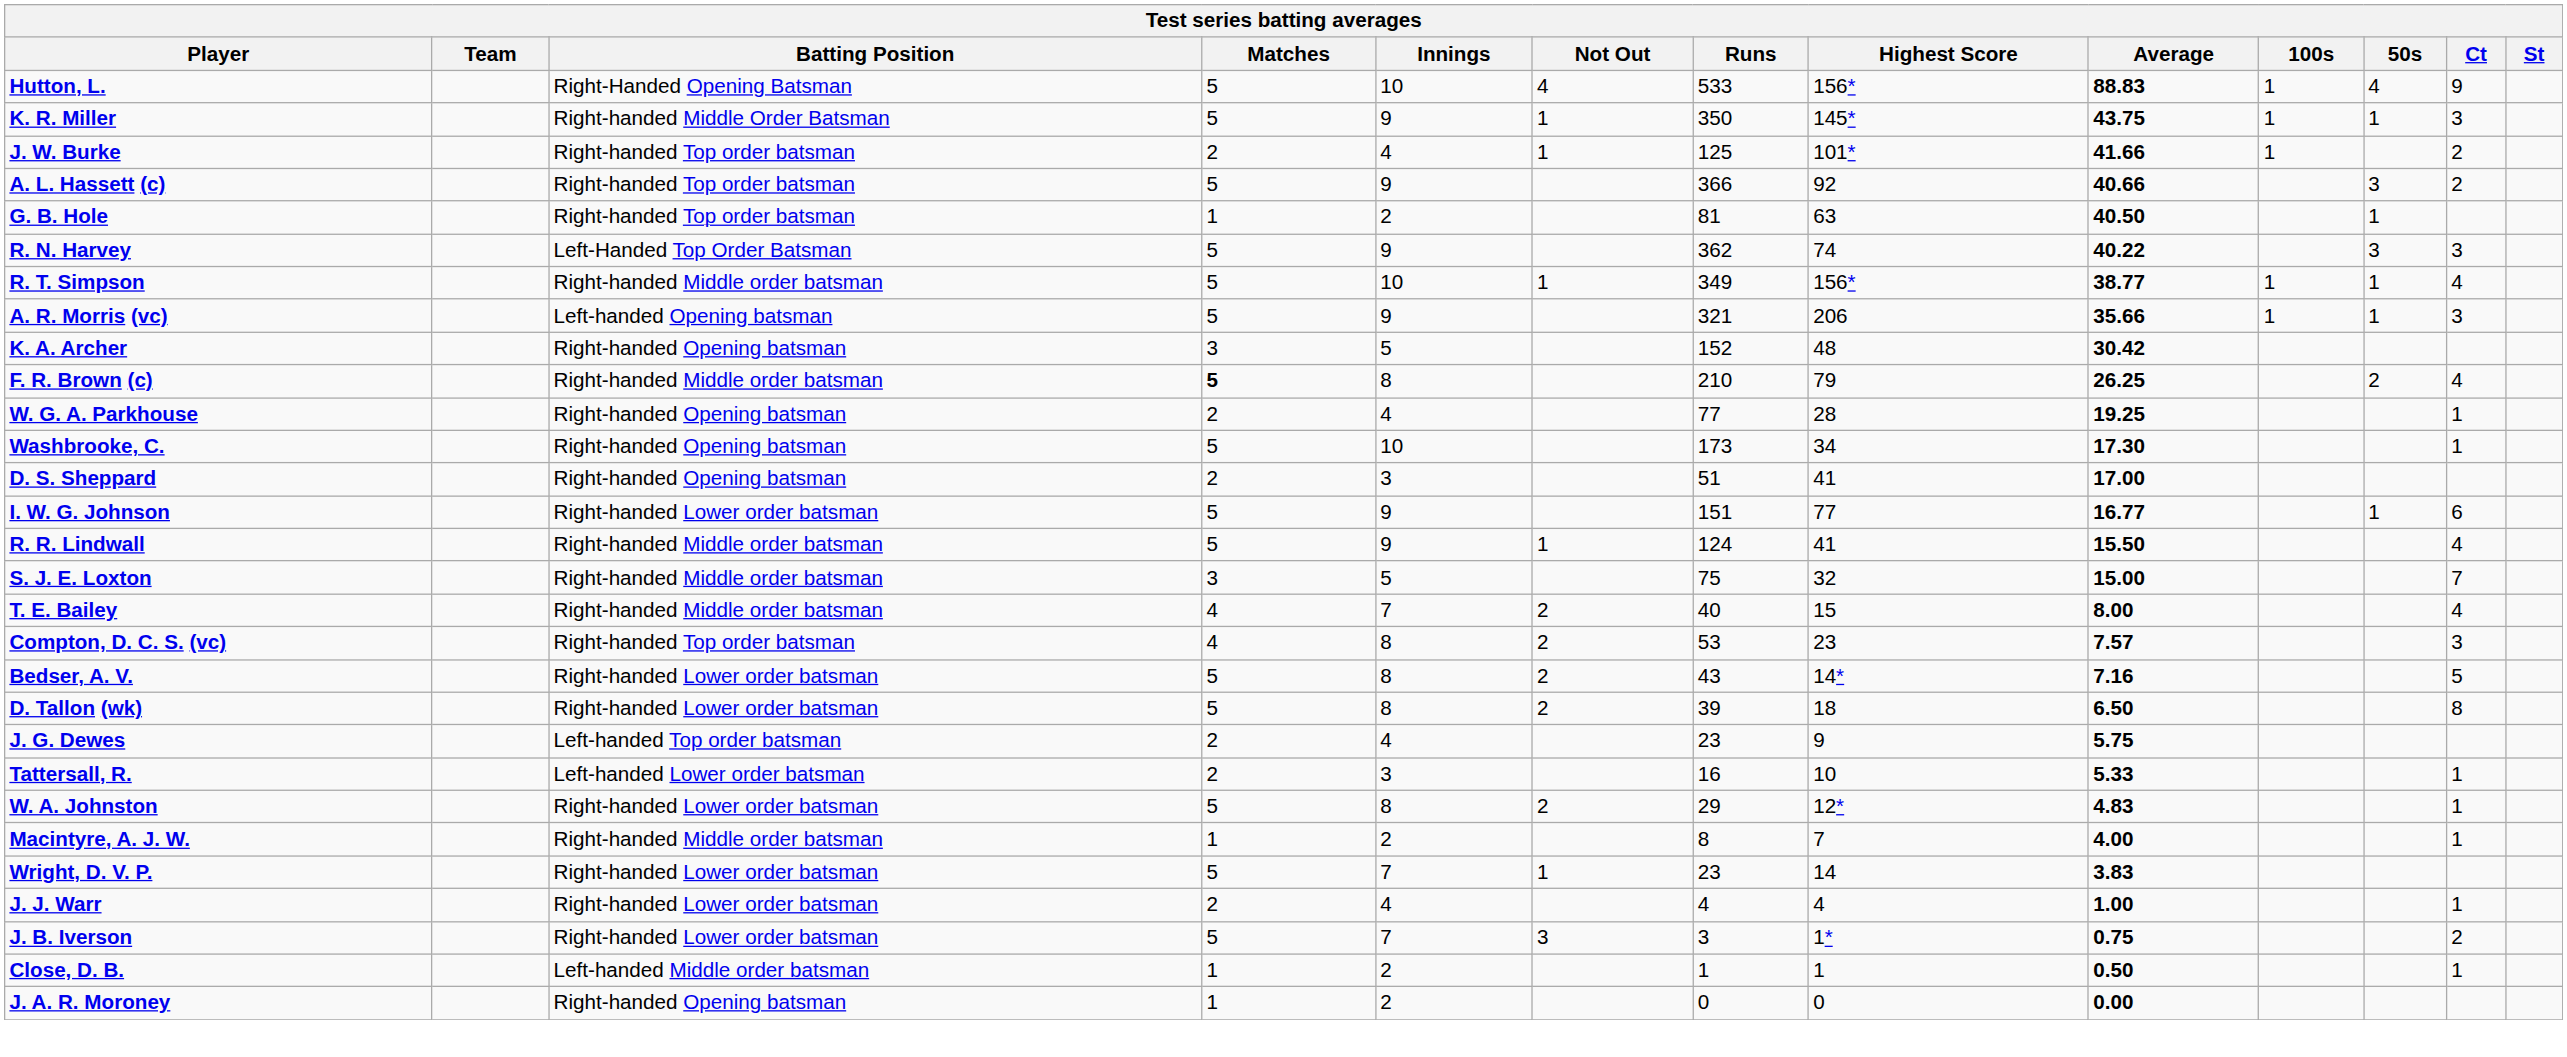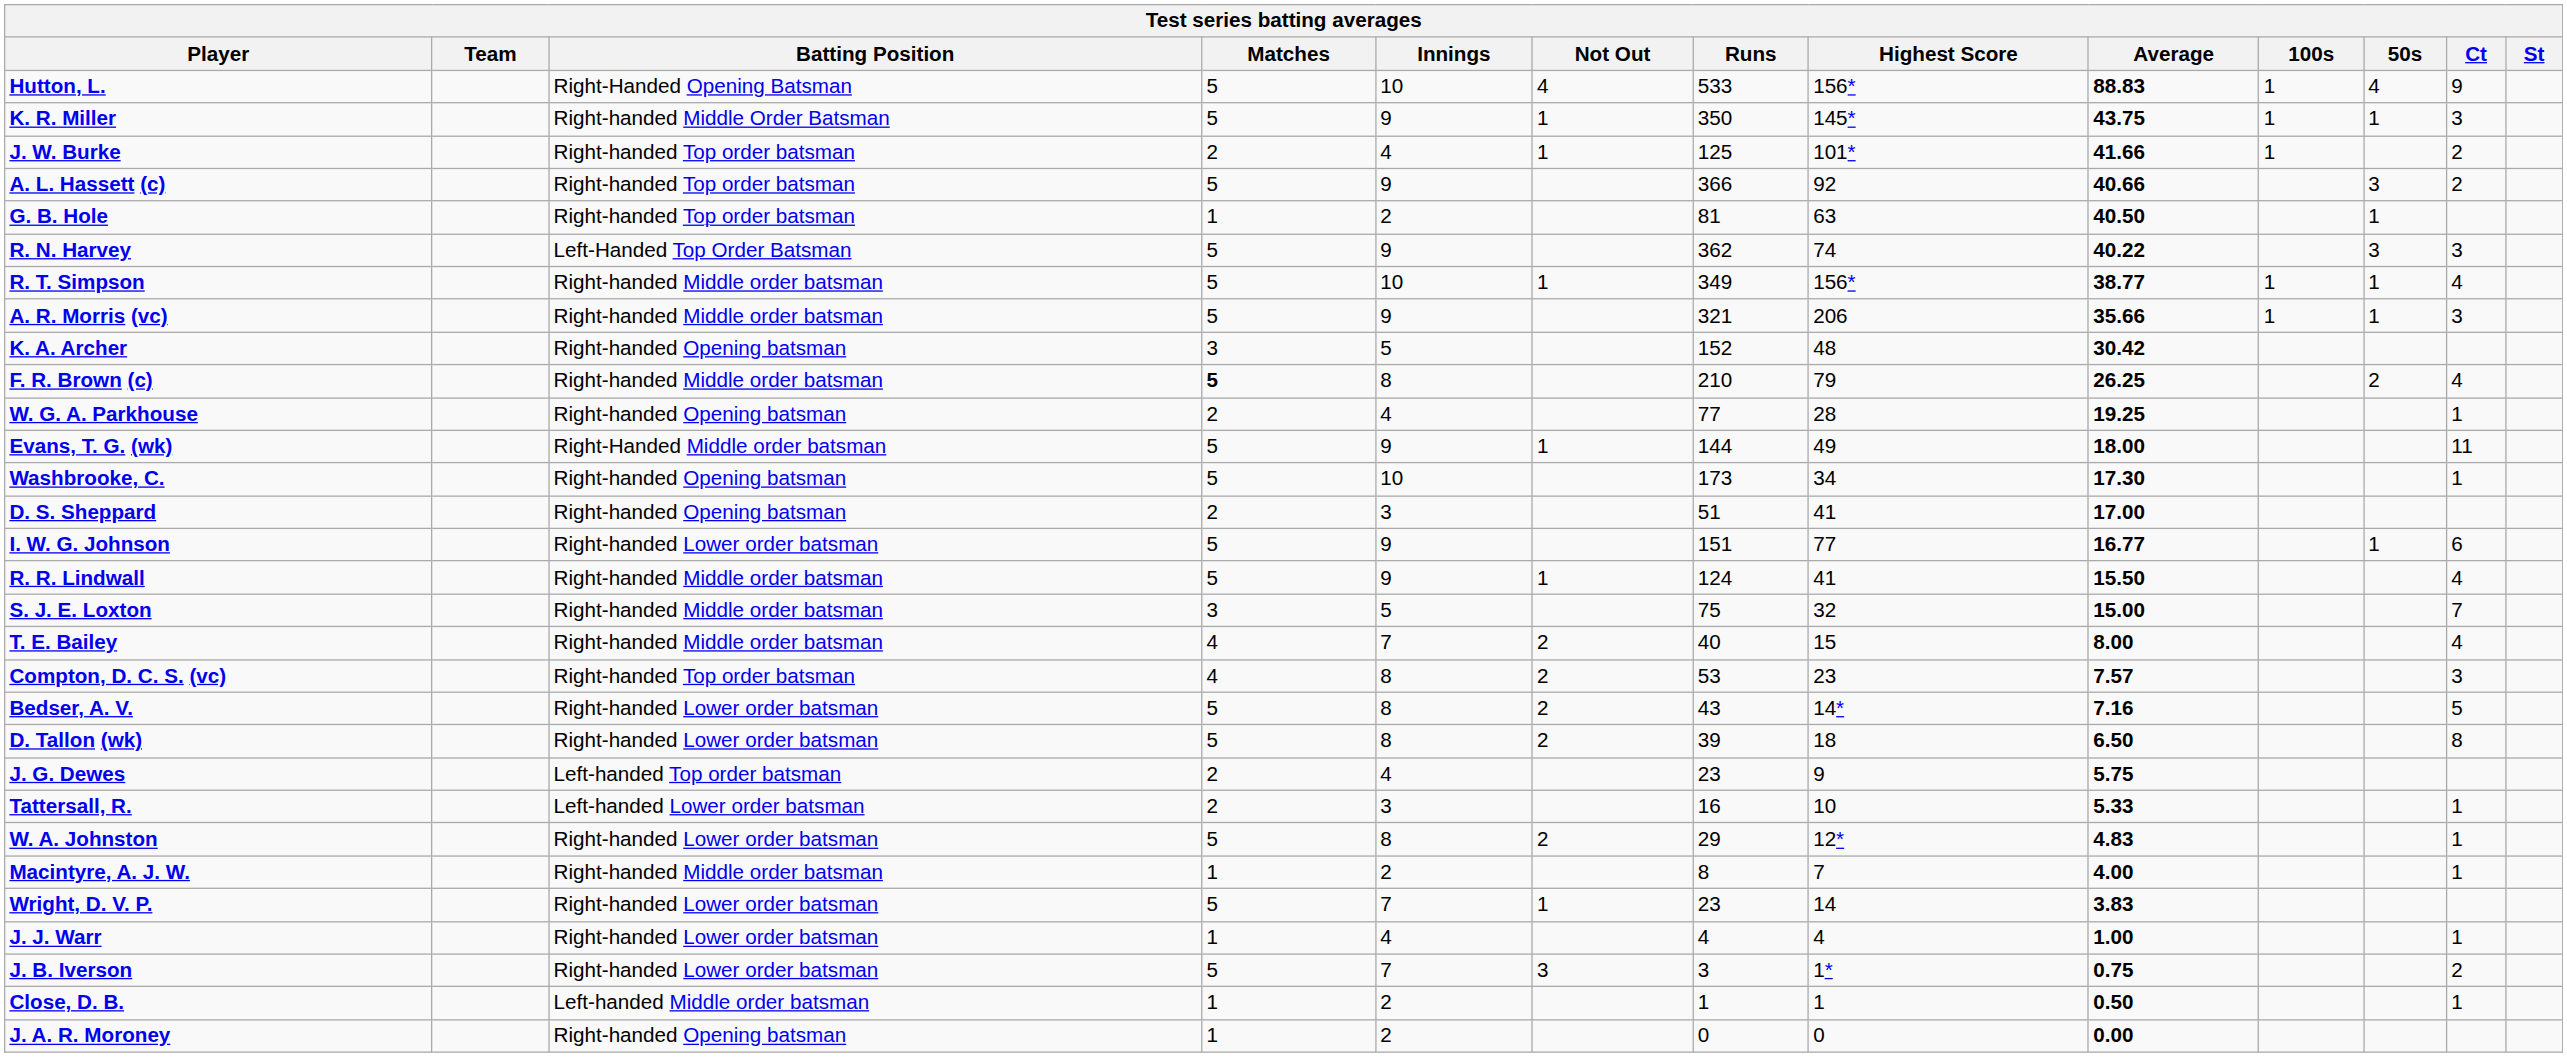(693, 315) Left-handed Opening batsman -> (718, 315) Right-handed Middle order batsman
+ row: (91, 446)
(1212, 904) 2 -> (1212, 937) 1
